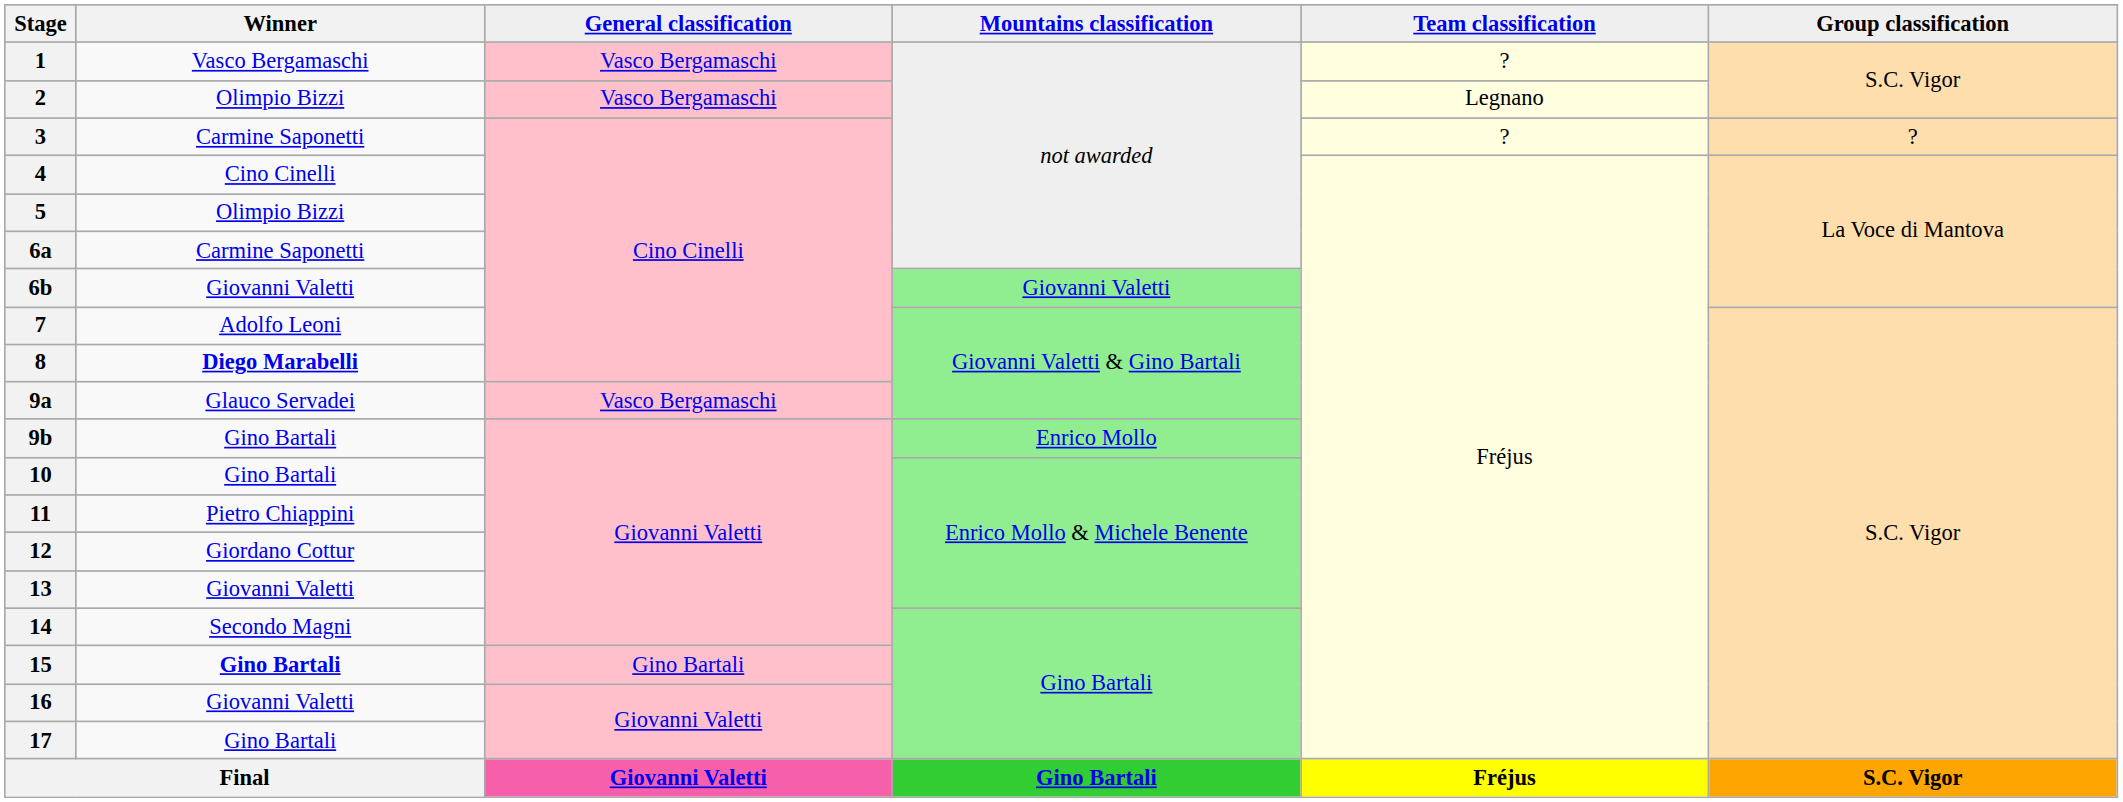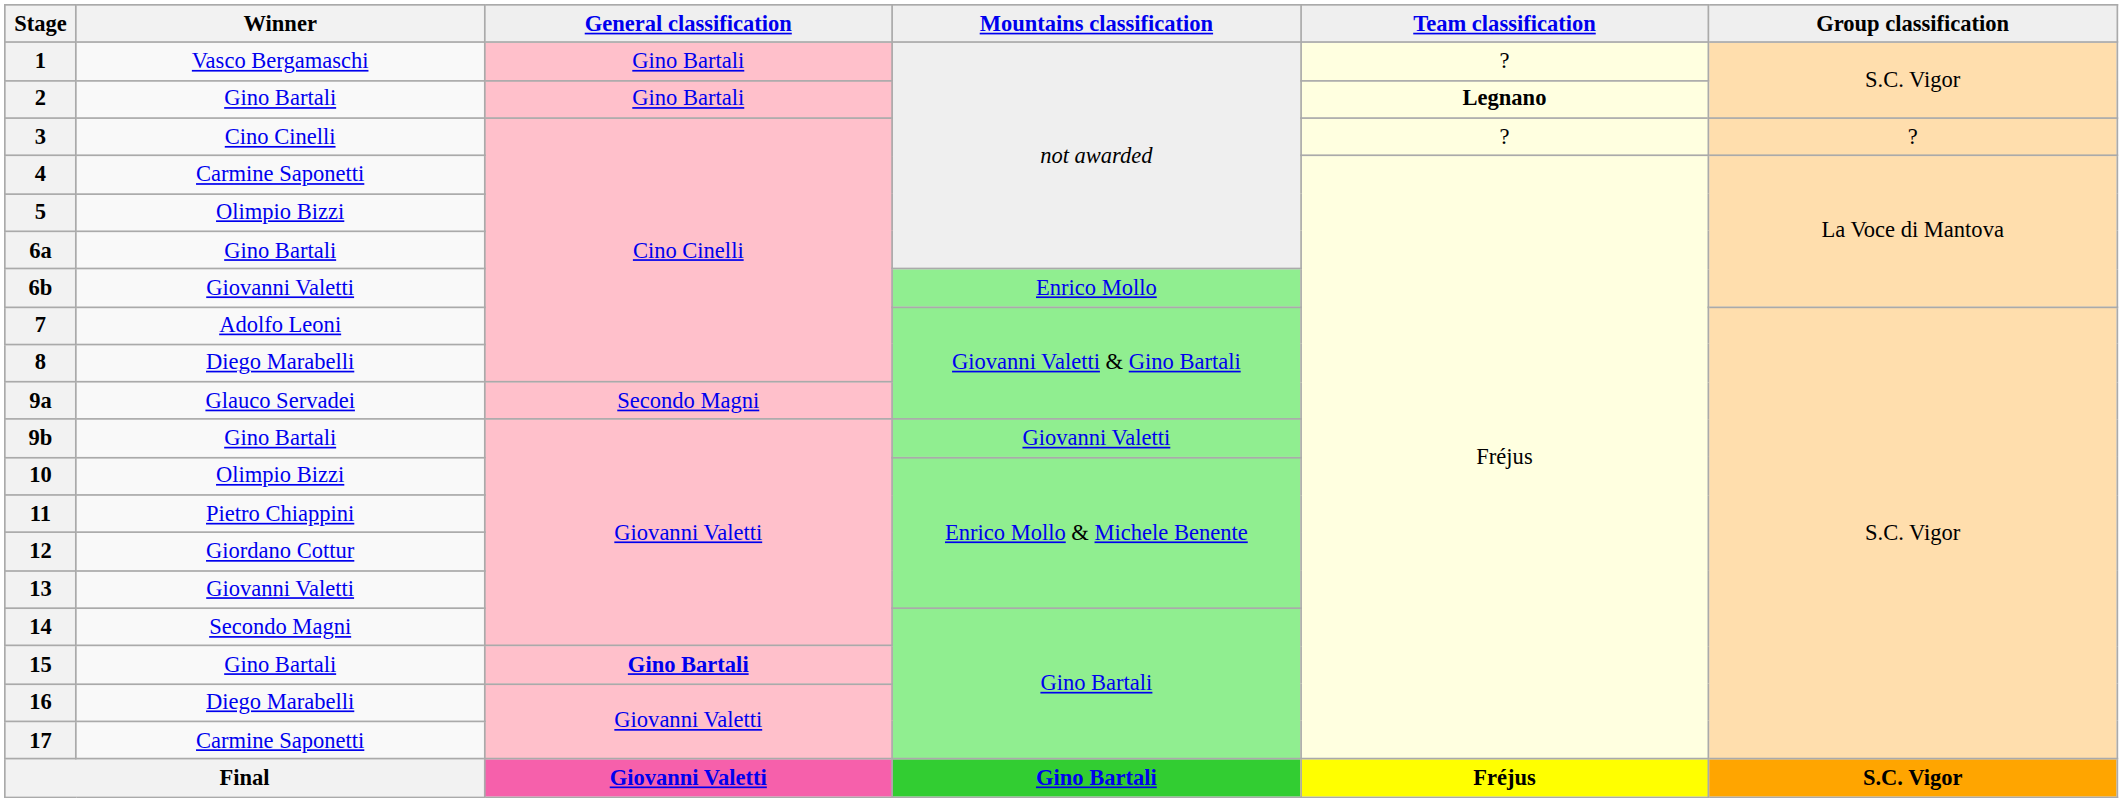(688, 61) Vasco Bergamaschi -> (688, 61) Gino Bartali
(280, 99) Olimpio Bizzi -> (280, 99) Gino Bartali
(688, 99) Vasco Bergamaschi -> (688, 99) Gino Bartali
(1504, 99) normal -> (1504, 99) bold
(280, 136) Carmine Saponetti -> (280, 136) Cino Cinelli
(280, 174) Cino Cinelli -> (280, 174) Carmine Saponetti
(280, 249) Carmine Saponetti -> (280, 249) Gino Bartali
(1096, 287) Giovanni Valetti -> (1096, 287) Enrico Mollo
(280, 363) bold -> (280, 363) normal
(688, 400) Vasco Bergamaschi -> (688, 400) Secondo Magni
(1096, 438) Enrico Mollo -> (1096, 438) Giovanni Valetti
(280, 476) Gino Bartali -> (280, 476) Olimpio Bizzi
(280, 664) bold -> (280, 664) normal
(688, 664) normal -> (688, 664) bold
(280, 702) Giovanni Valetti -> (280, 702) Diego Marabelli
(280, 740) Gino Bartali -> (280, 740) Carmine Saponetti
